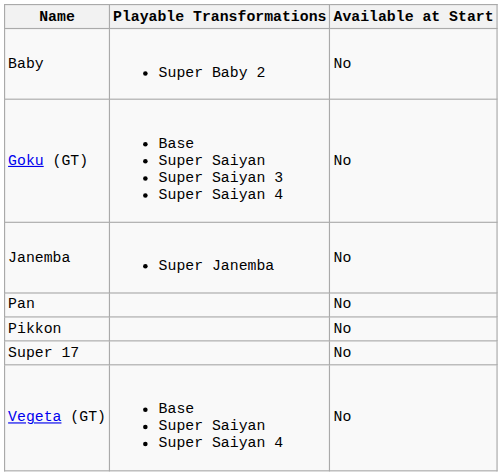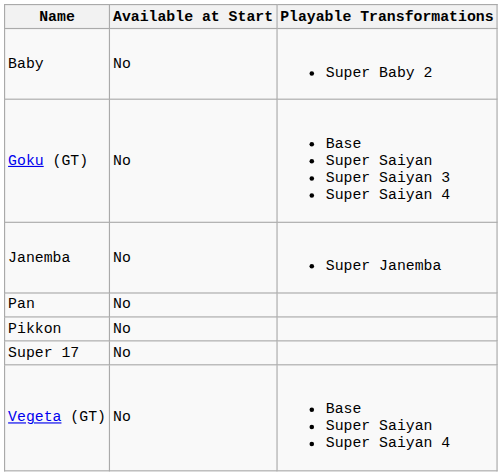columns swapped: (220, 17) <-> (414, 17)
